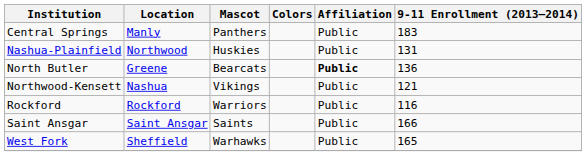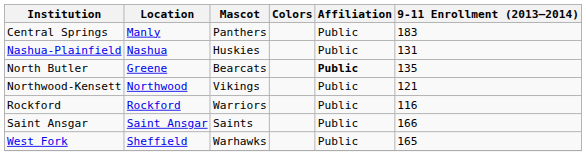(157, 50) Northwood -> (147, 50) Nashua
(407, 68) 136 -> (407, 68) 135
(147, 86) Nashua -> (157, 86) Northwood
